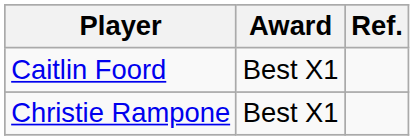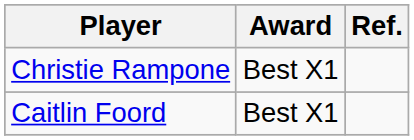rows swapped: (121, 112) <-> (89, 69)
